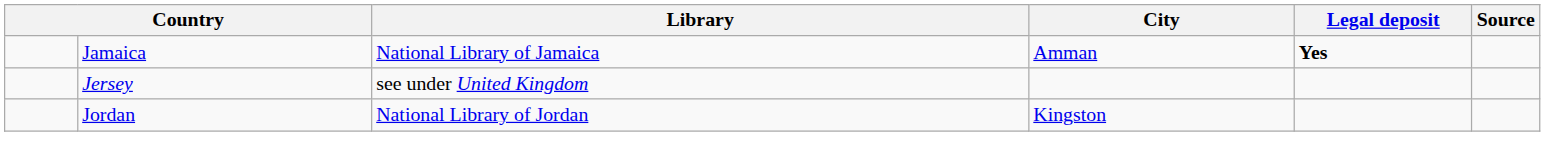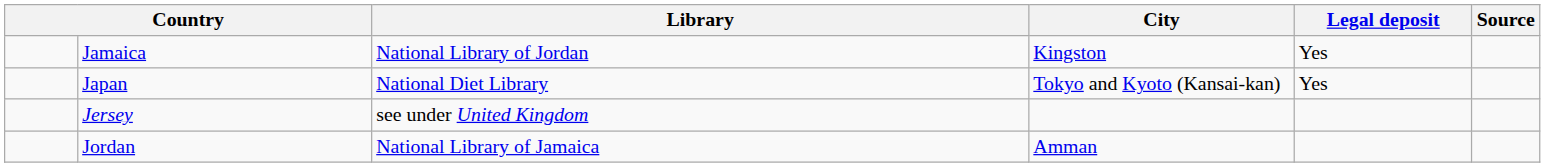(488, 51) National Library of Jamaica -> (482, 51) National Library of Jordan
(1065, 51) Amman -> (1070, 51) Kingston
(1313, 51) bold -> (1313, 51) normal
+ row: (105, 83)
(482, 114) National Library of Jordan -> (488, 146) National Library of Jamaica
(1070, 114) Kingston -> (1065, 146) Amman
